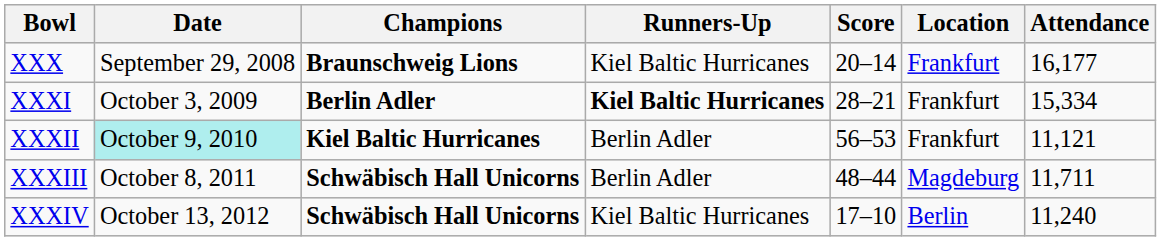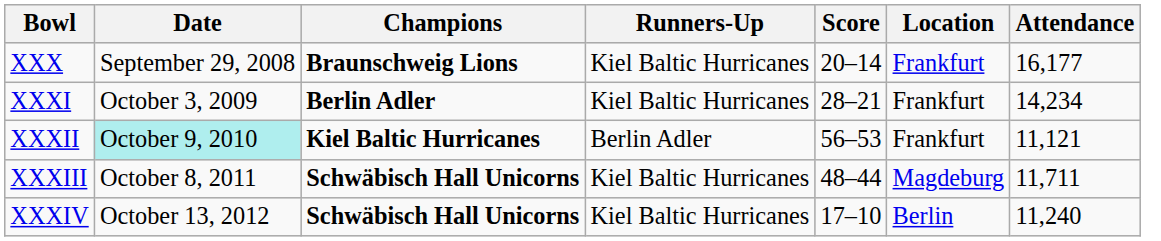(707, 100) bold -> (700, 100) normal
(1064, 100) 15,334 -> (1049, 100) 14,234
(651, 178) Berlin Adler -> (700, 178) Kiel Baltic Hurricanes
